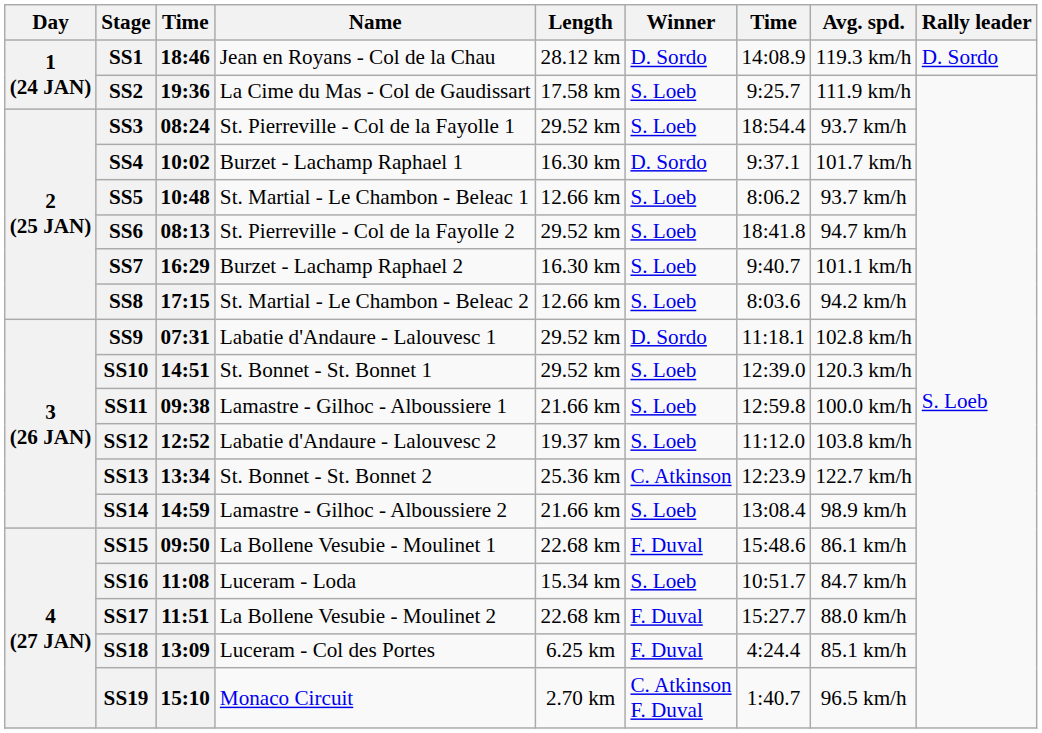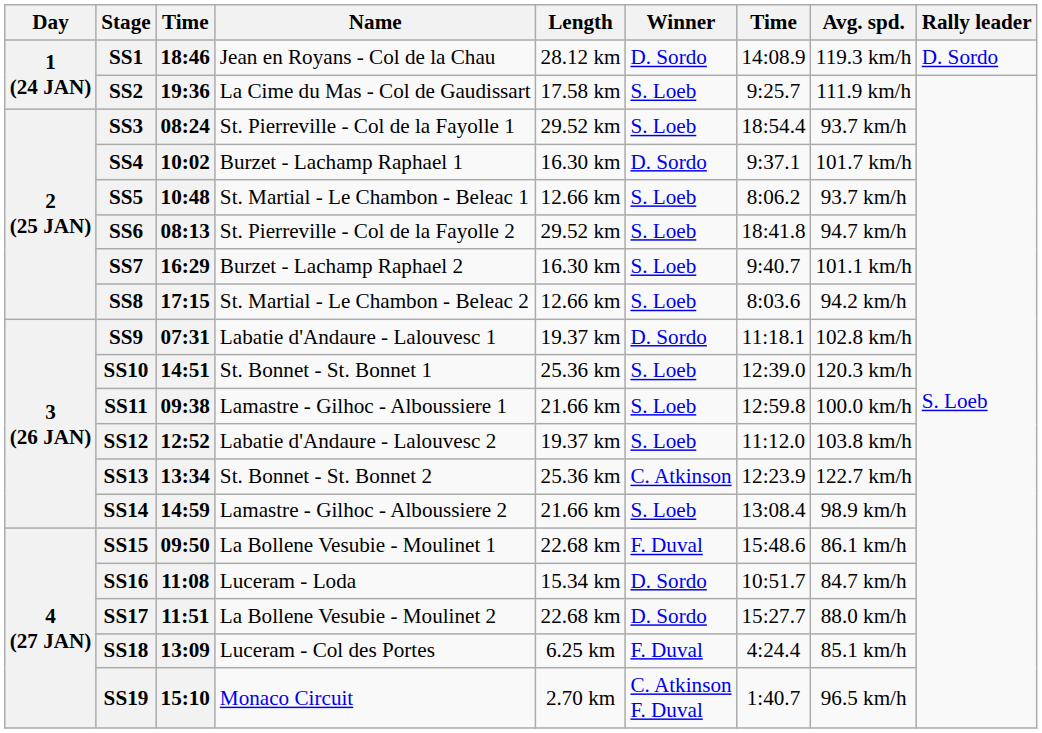(581, 336) 29.52 km -> (581, 336) 19.37 km
(581, 371) 29.52 km -> (581, 371) 25.36 km
(663, 580) S. Loeb -> (669, 580) D. Sordo
(667, 615) F. Duval -> (669, 615) D. Sordo
